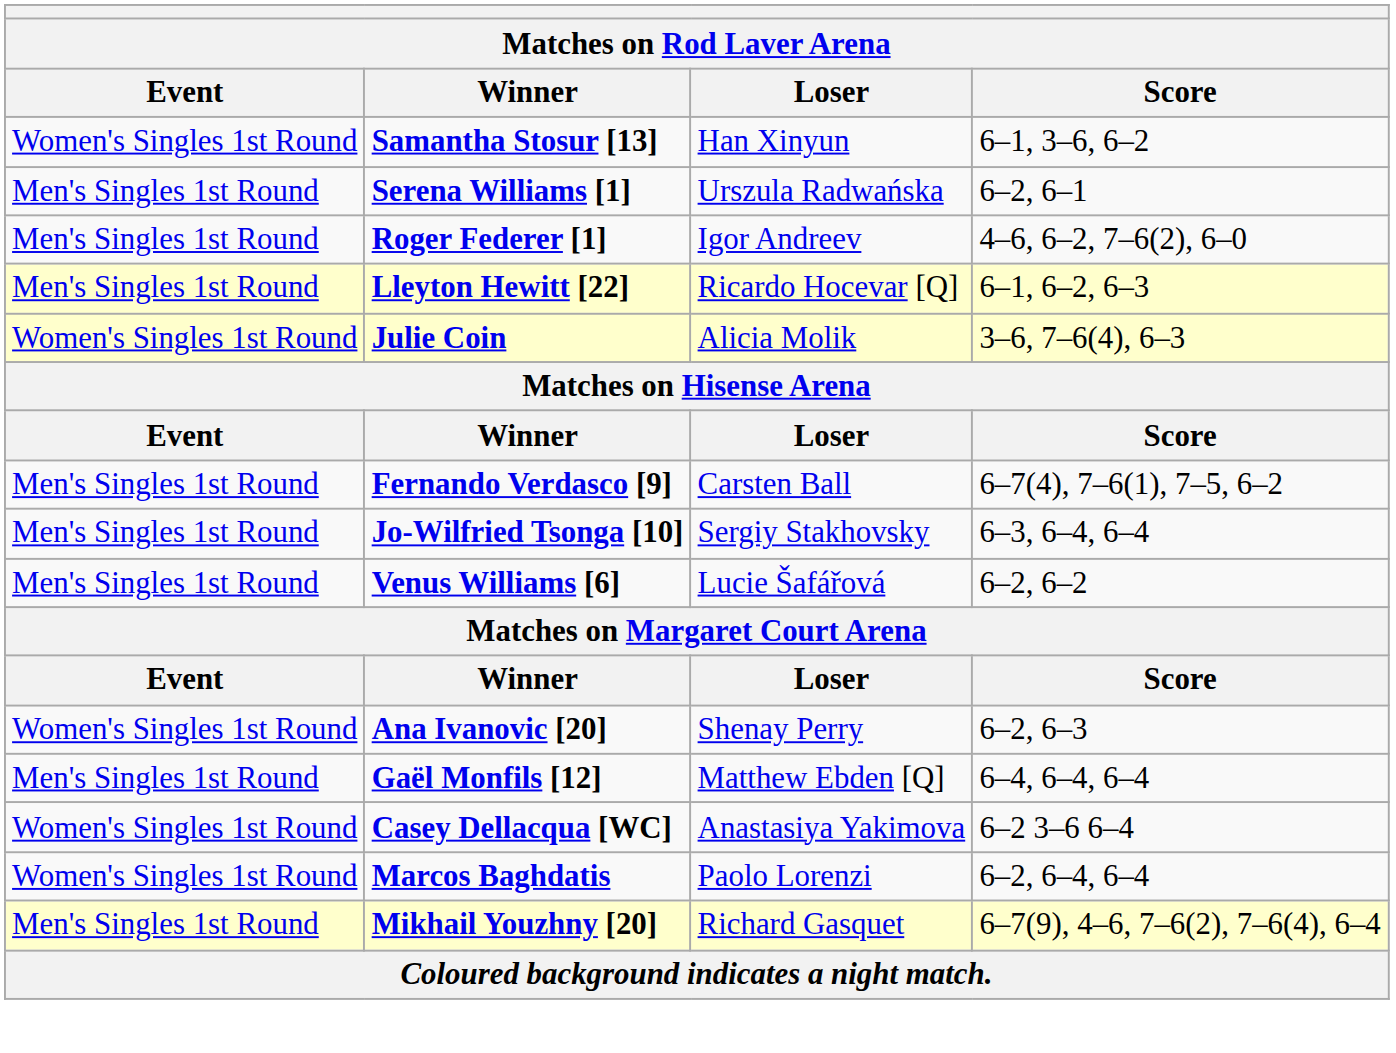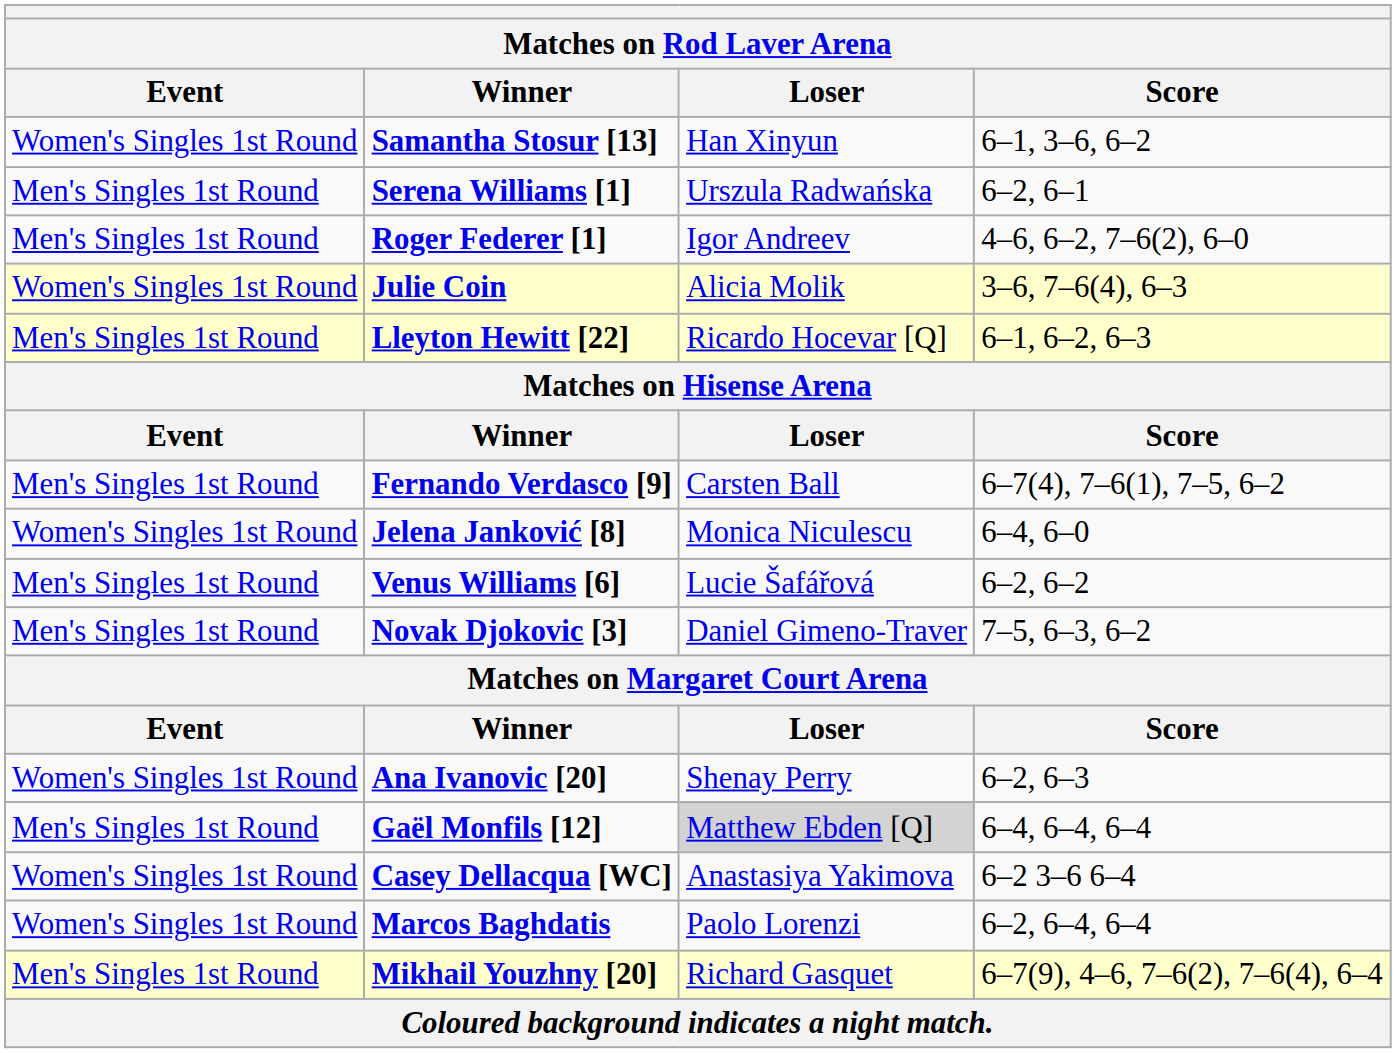rows swapped: (500, 288) <-> (439, 337)
+ row: (499, 532)
- row: (528, 532)
+ row: (499, 630)
(821, 777) no background -> (810, 826) lightgrey background
